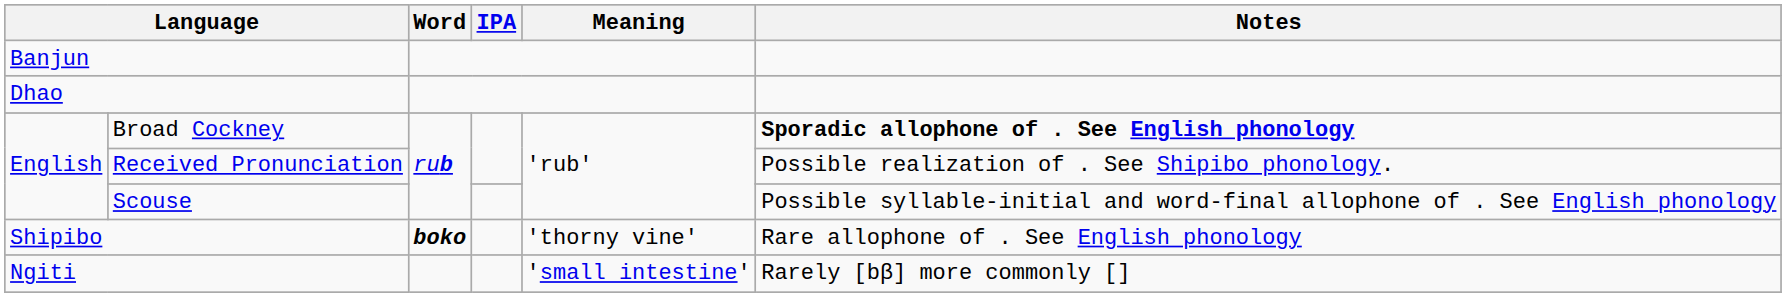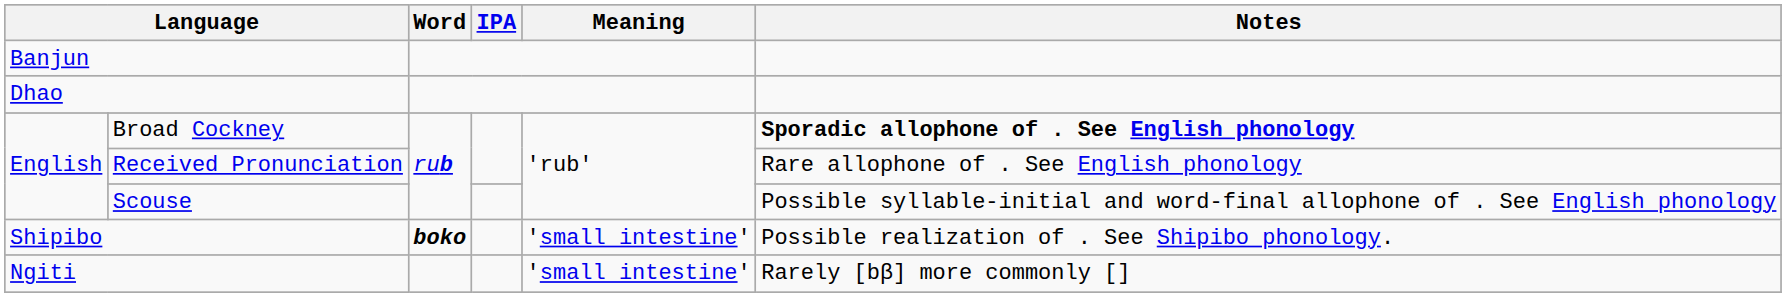(1078, 166) Possible realization of . See Shipibo phonology. -> (1032, 166) Rare allophone of . See English phonology
(612, 238) 'thorny vine' -> (639, 238) 'small intestine'
(1032, 238) Rare allophone of . See English phonology -> (1078, 238) Possible realization of . See Shipibo phonology.
